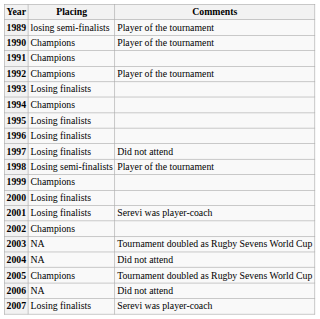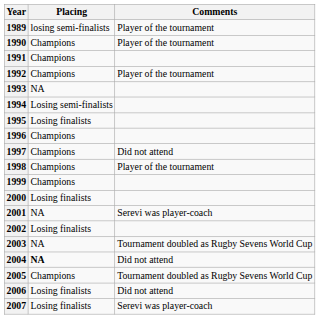(61, 89) Losing finalists -> (38, 89) NA
(53, 105) Champions -> (72, 105) Losing semi-finalists
(61, 136) Losing finalists -> (53, 136) Champions
(61, 151) Losing finalists -> (53, 151) Champions
(72, 167) Losing semi-finalists -> (53, 167) Champions
(61, 213) Losing finalists -> (38, 213) NA
(53, 228) Champions -> (61, 228) Losing finalists
(38, 259) normal -> (38, 259) bold
(38, 290) NA -> (61, 290) Losing finalists
